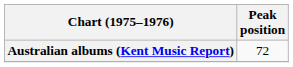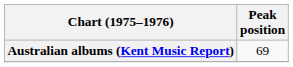(263, 51) 72 -> (263, 51) 69
